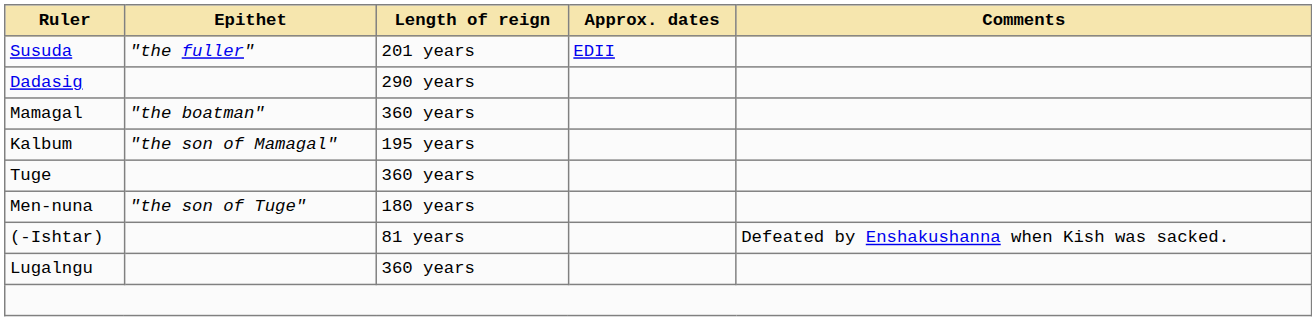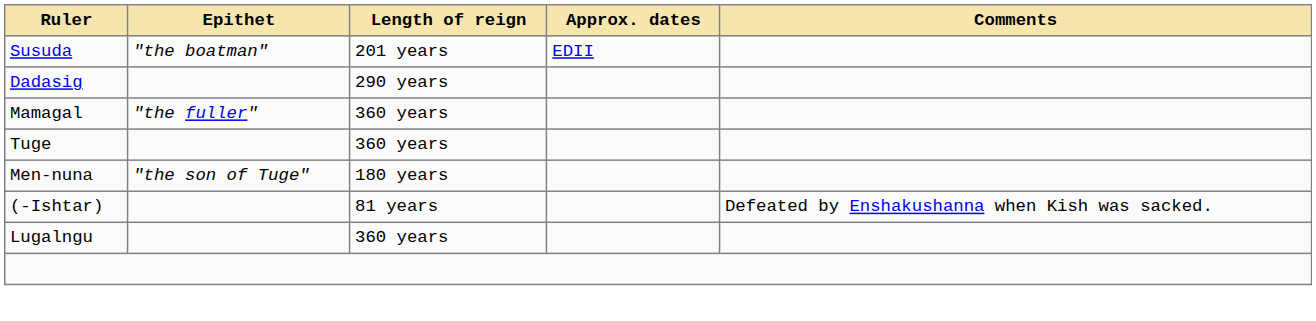(192, 51) "the fuller" -> (201, 51) "the boatman"
(197, 114) "the boatman" -> (195, 114) "the fuller"
- row: (41, 145)
